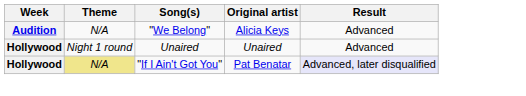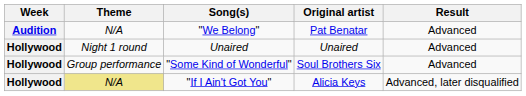(262, 30) Alicia Keys -> (339, 30) Pat Benatar
+ row: (229, 64)
(262, 64) Pat Benatar -> (339, 82) Alicia Keys
(369, 64) lavender background -> (452, 82) no background
